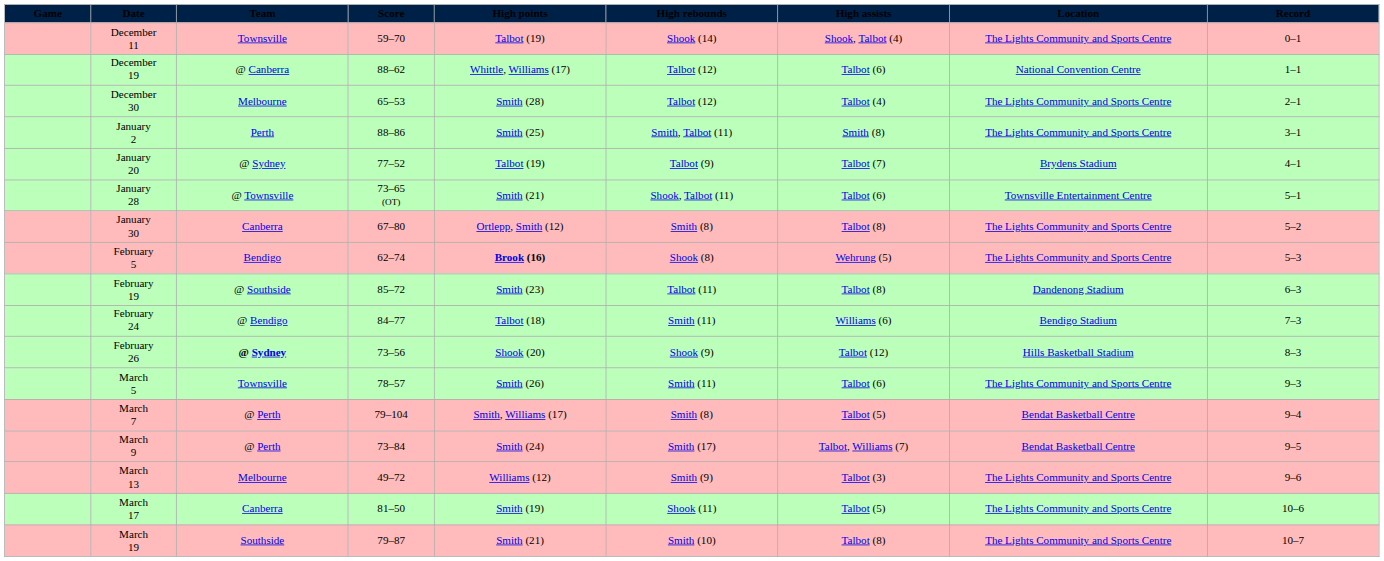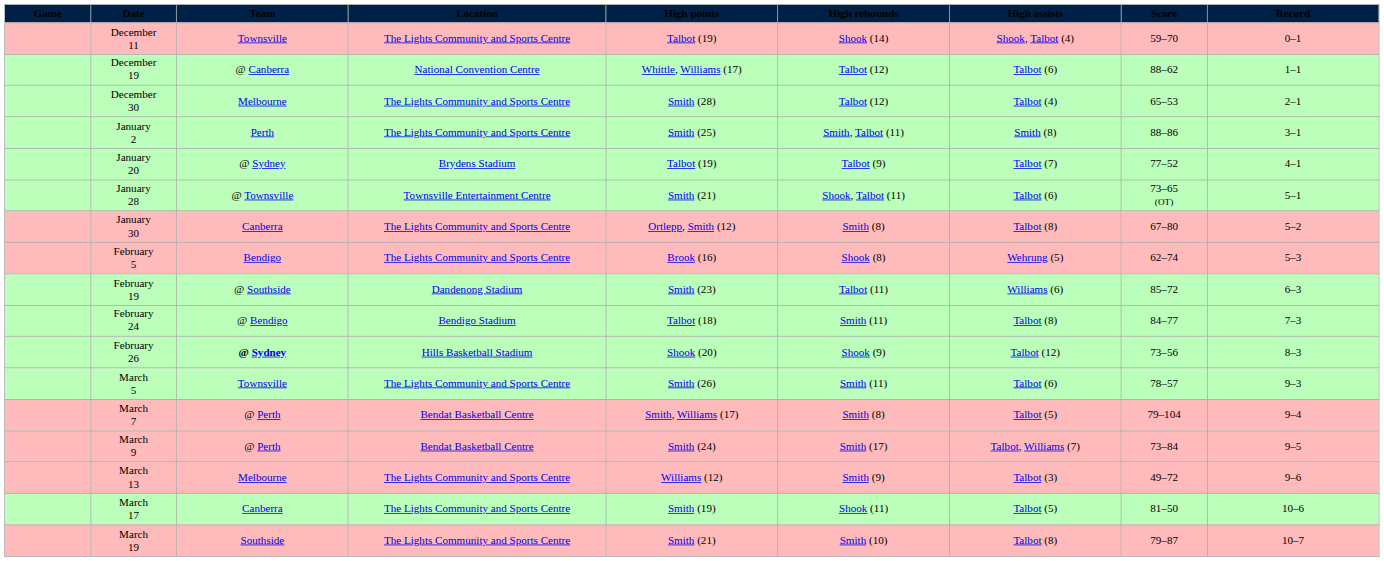columns swapped: (391, 14) <-> (1078, 14)
(520, 258) bold -> (692, 258) normal
(864, 289) Talbot (8) -> (1035, 289) Williams (6)
(864, 321) Williams (6) -> (1035, 321) Talbot (8)
